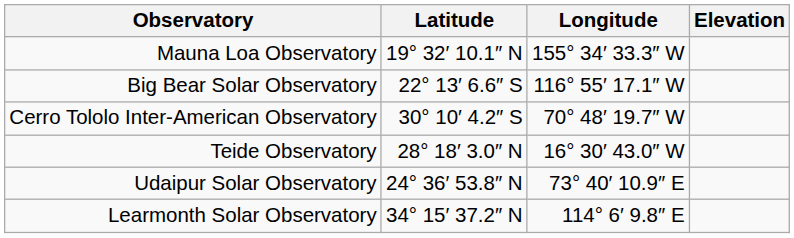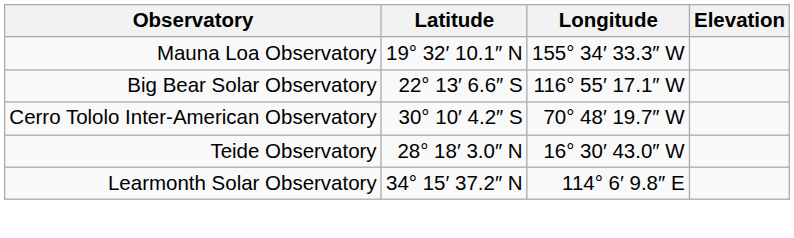- row: (255, 183)
